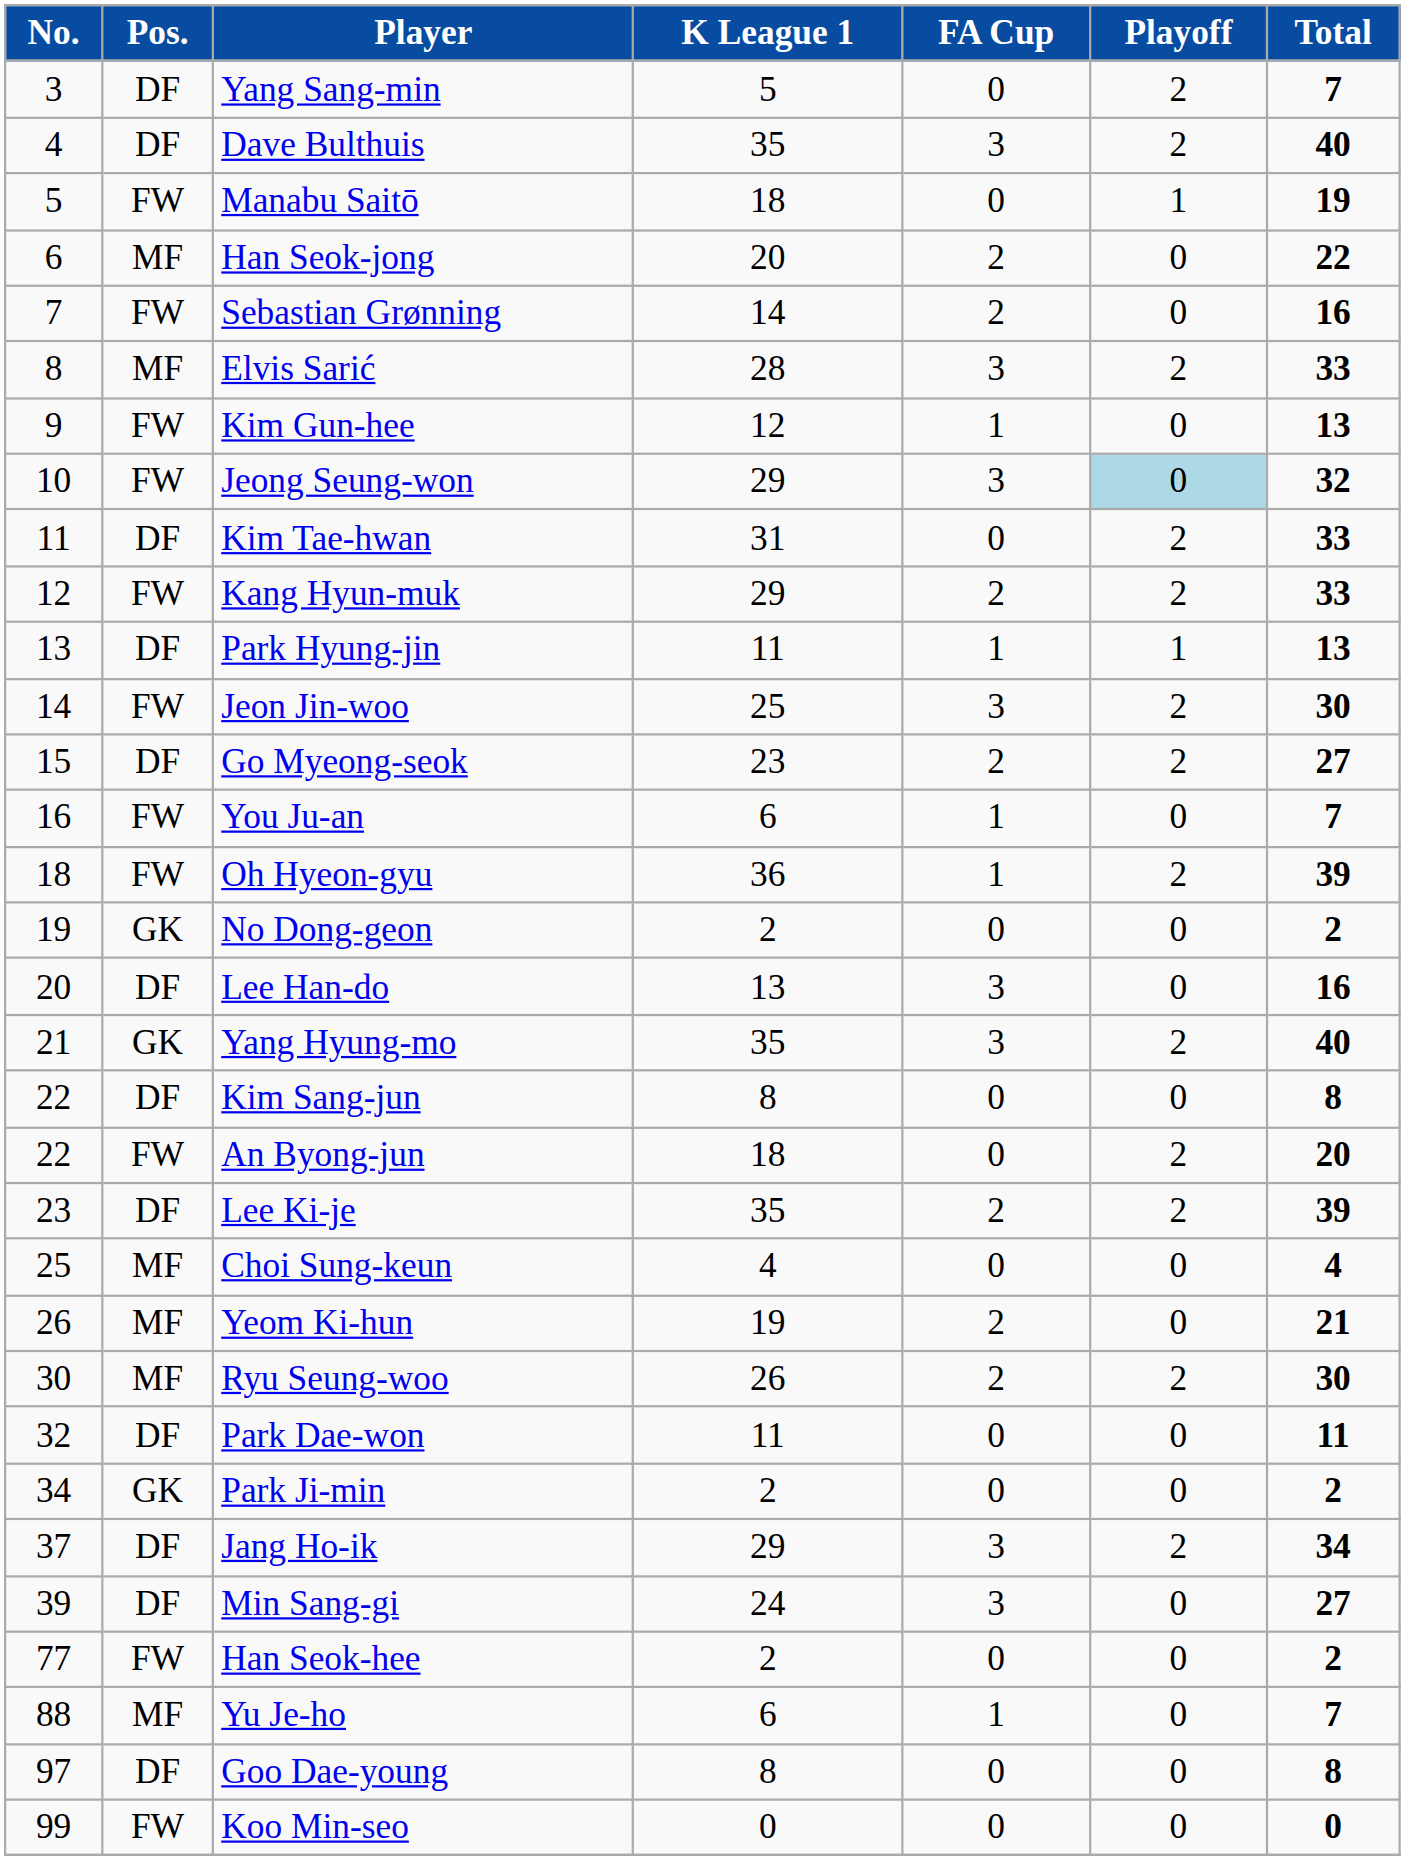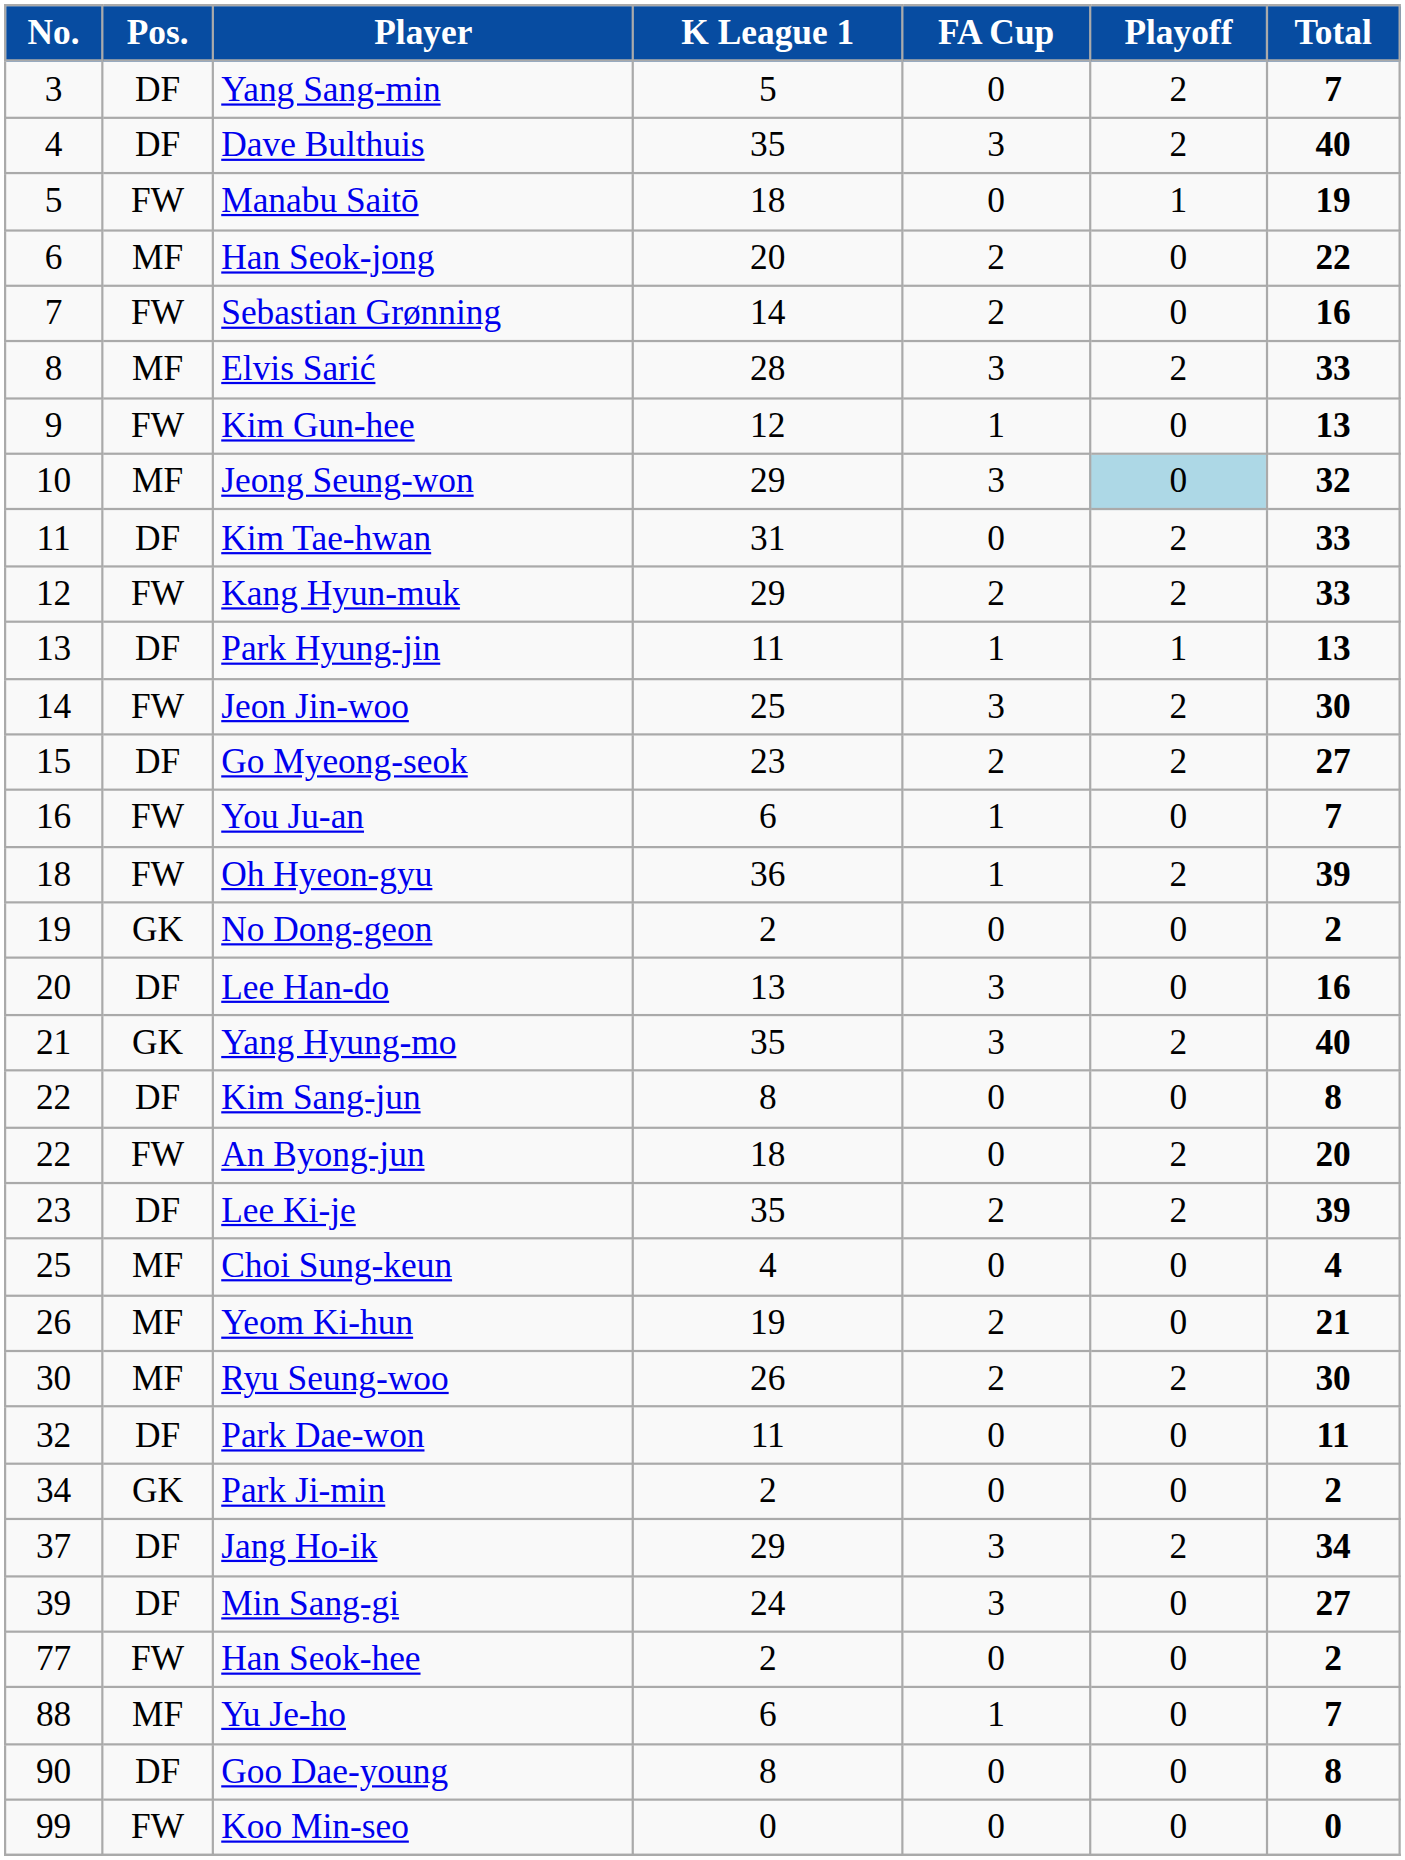(158, 481) FW -> (158, 481) MF
(54, 1770) 97 -> (54, 1770) 90
